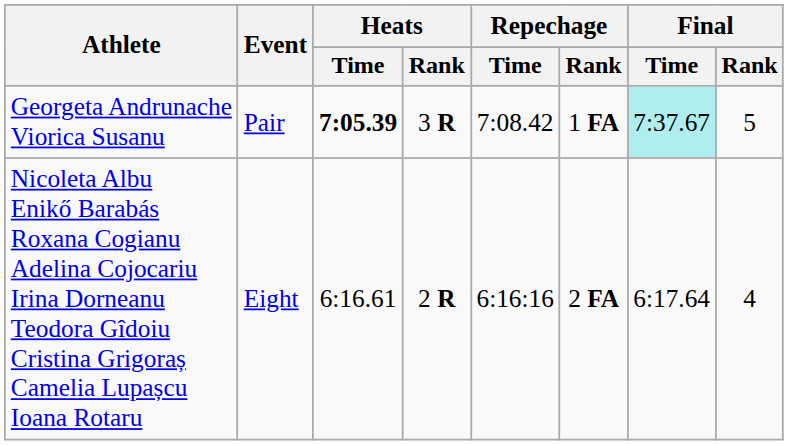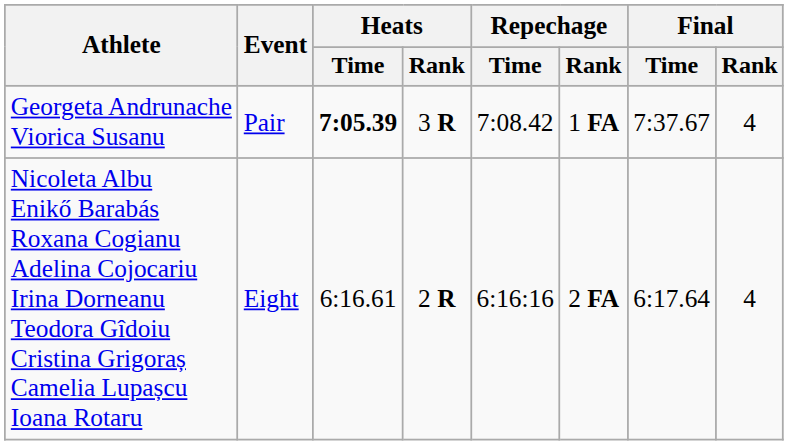(672, 122) paleturquoise background -> (672, 122) no background
(750, 122) 5 -> (750, 122) 4
